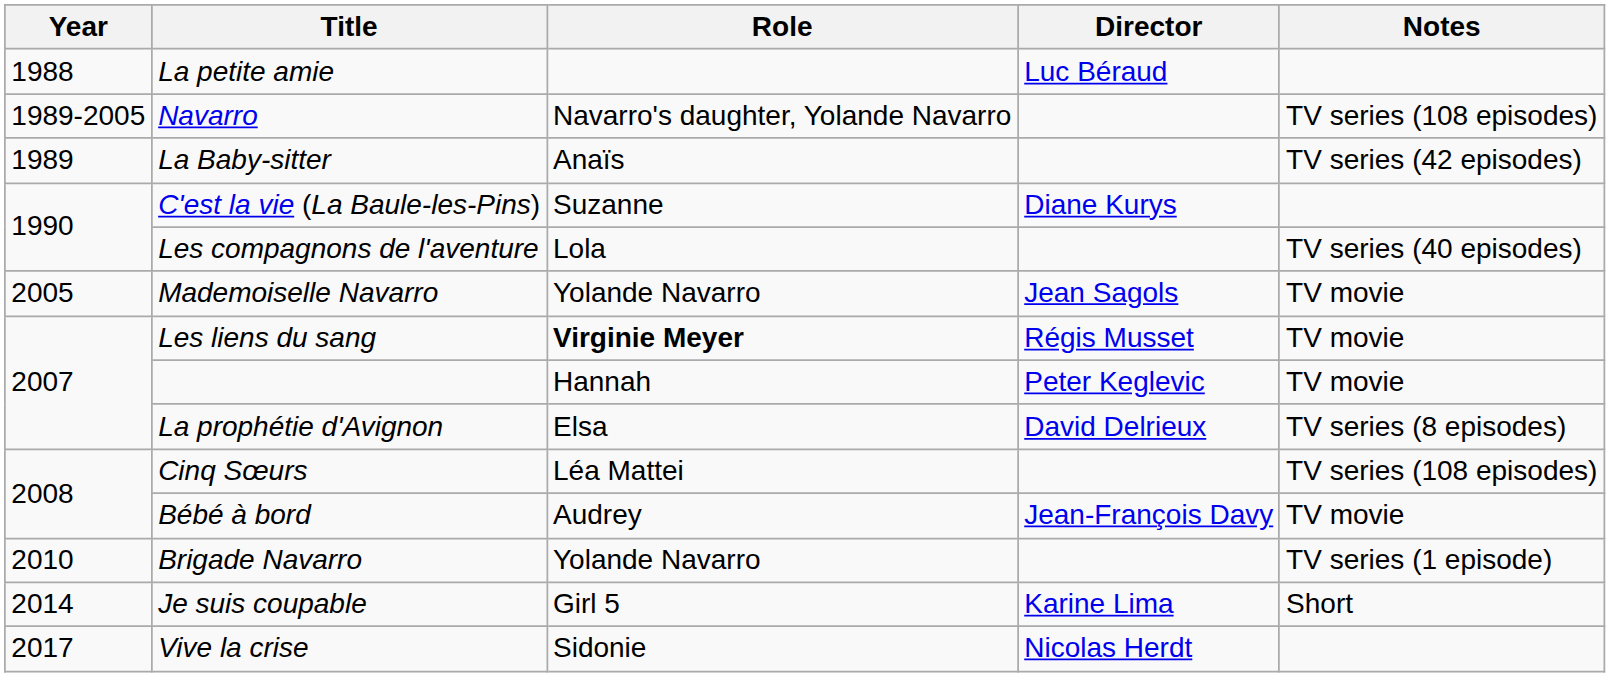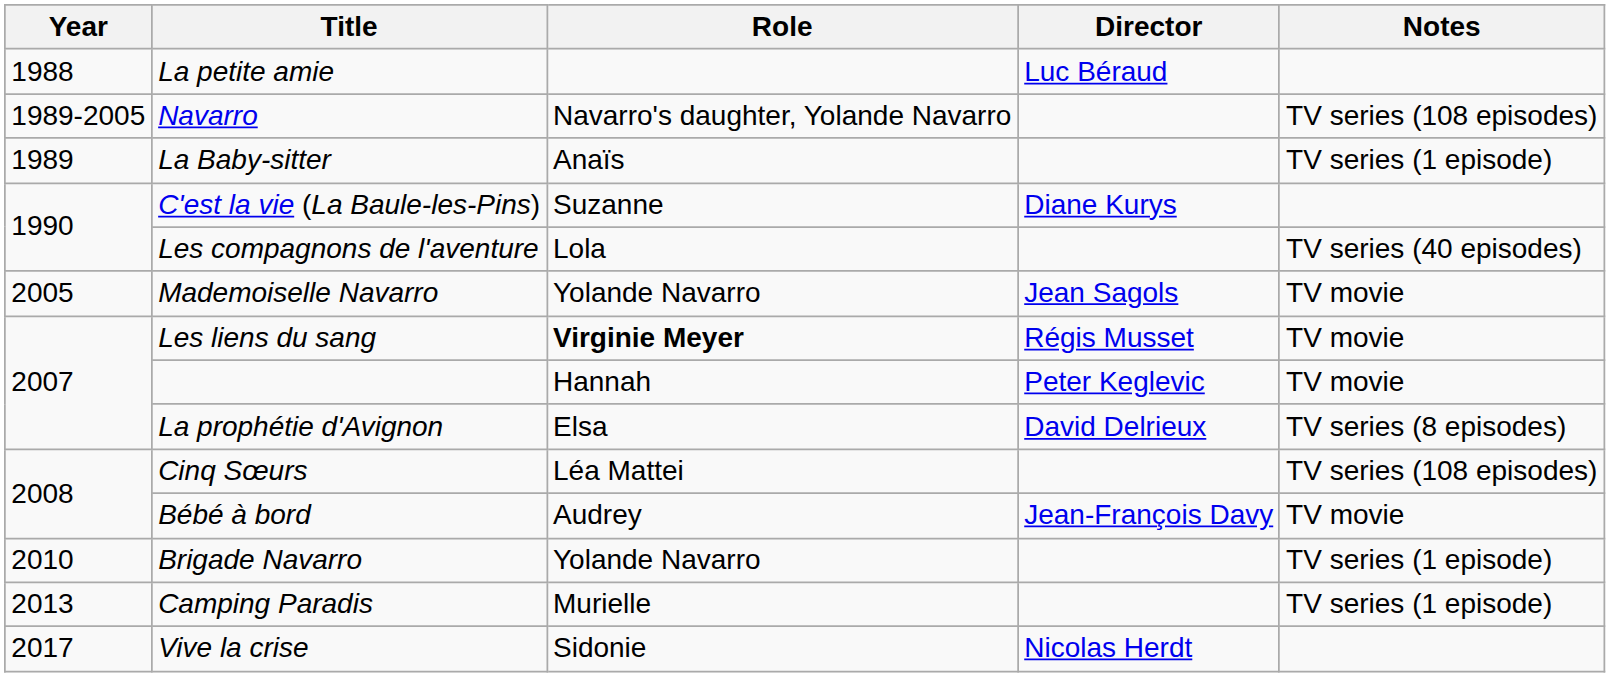(1434, 159) TV series (42 episodes) -> (1419, 159) TV series (1 episode)
+ row: (266, 603)
- row: (262, 603)
